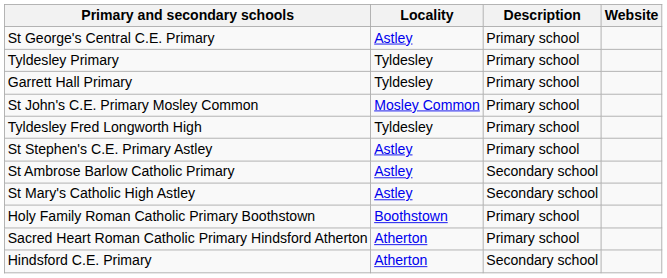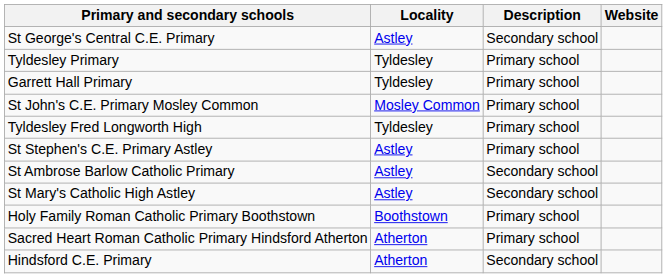(533, 37) Primary school -> (542, 37) Secondary school
